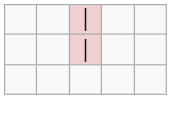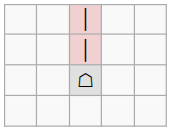+ row: (21, 80)
